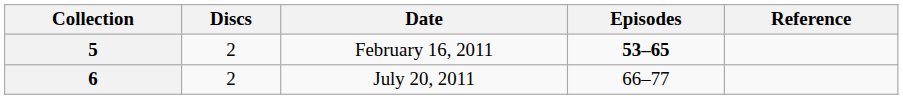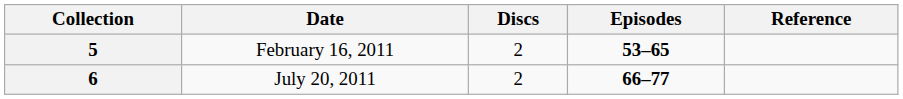columns swapped: (424, 19) <-> (231, 19)
(646, 79) normal -> (646, 79) bold
